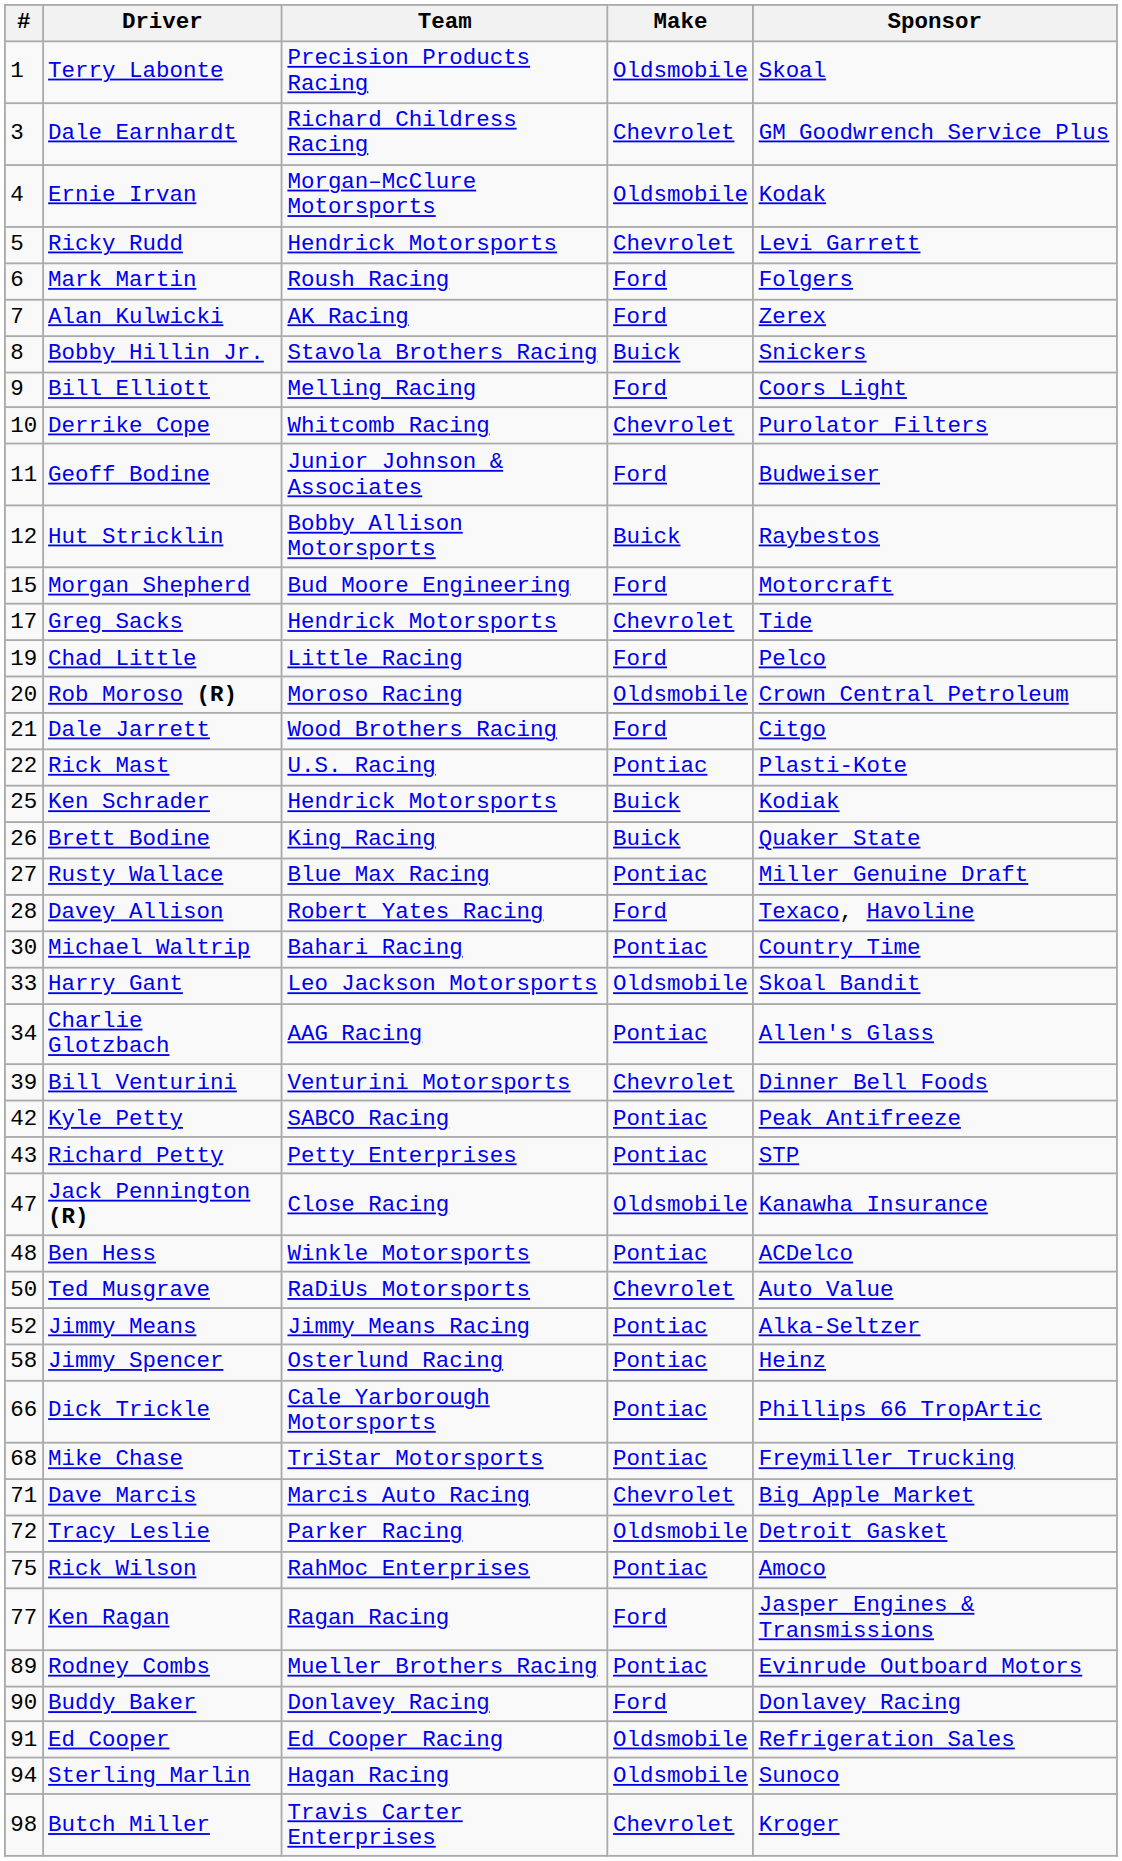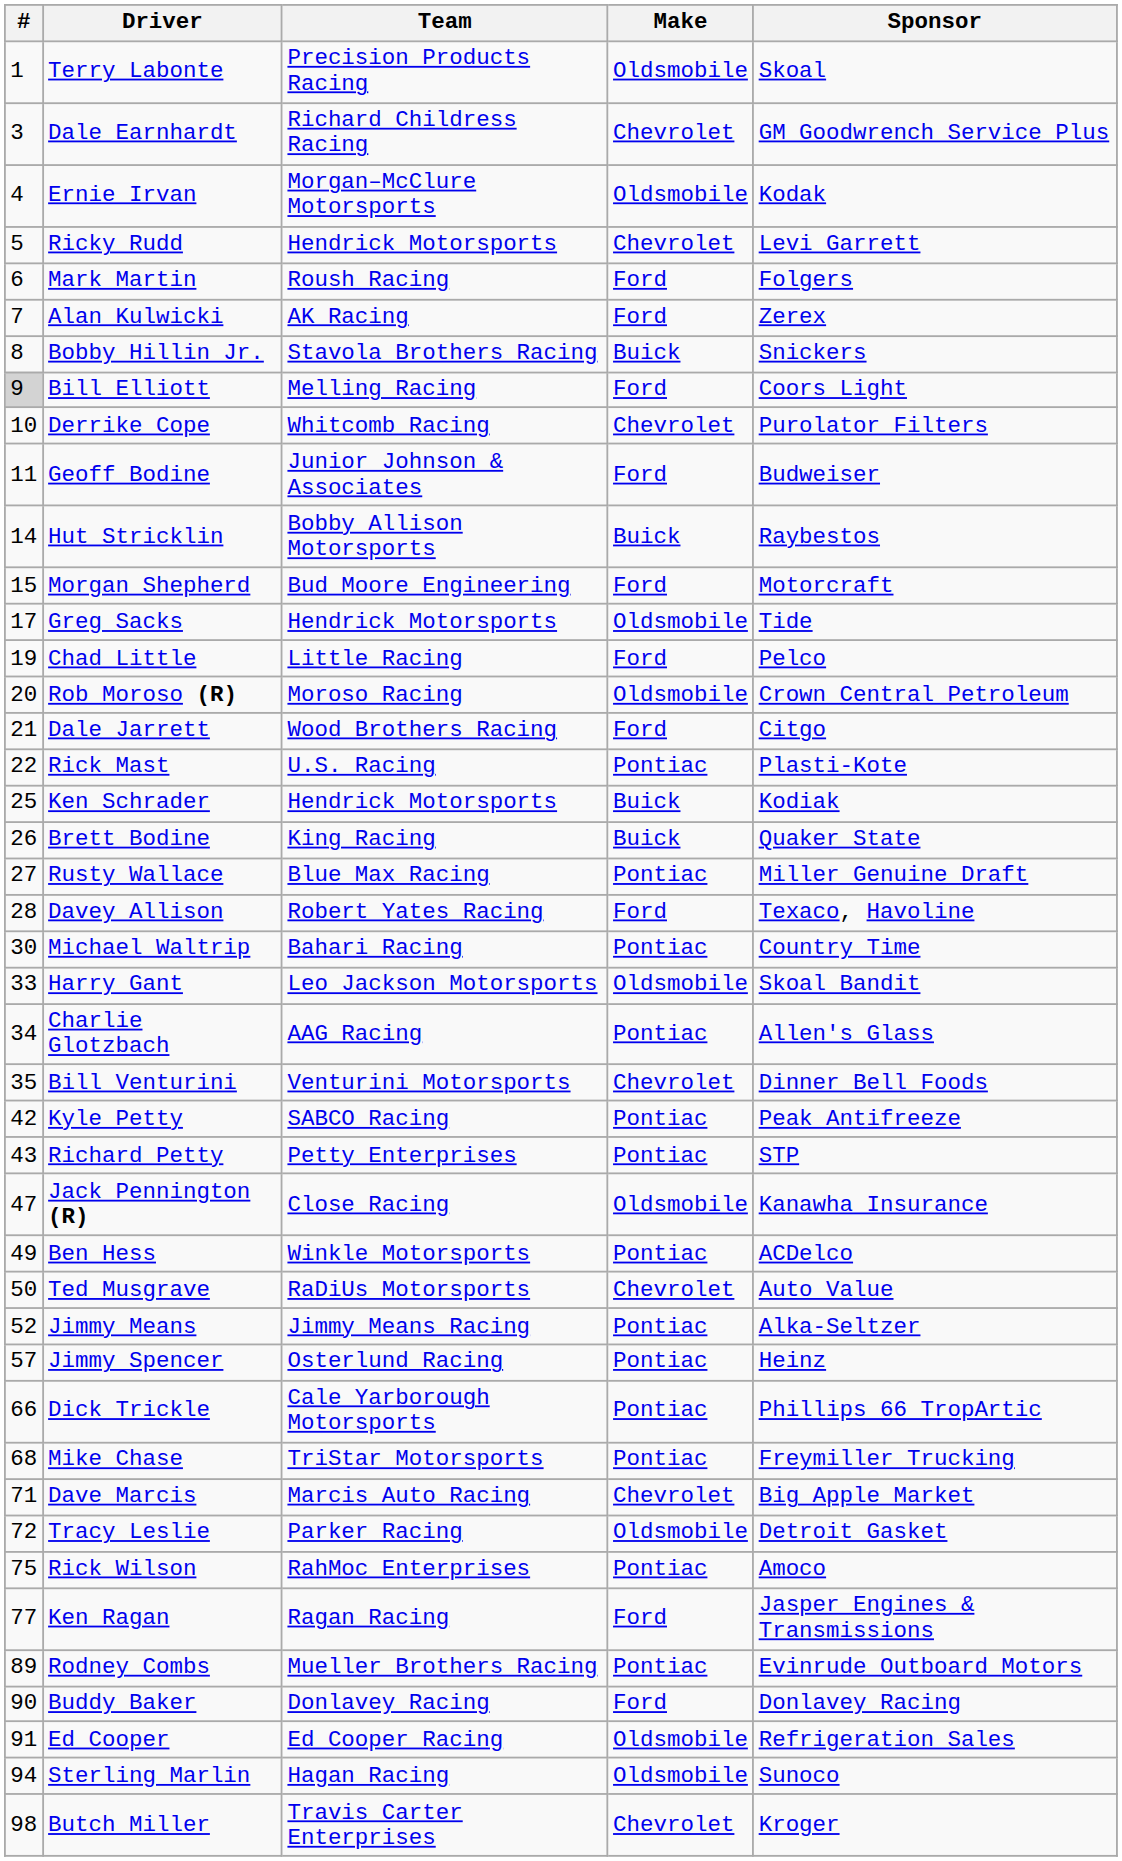(17, 390) no background -> (17, 390) lightgrey background
(24, 537) 12 -> (24, 537) 14
(674, 623) Chevrolet -> (680, 623) Oldsmobile
(24, 1083) 39 -> (24, 1083) 35
(24, 1254) 48 -> (24, 1254) 49
(24, 1363) 58 -> (24, 1363) 57
